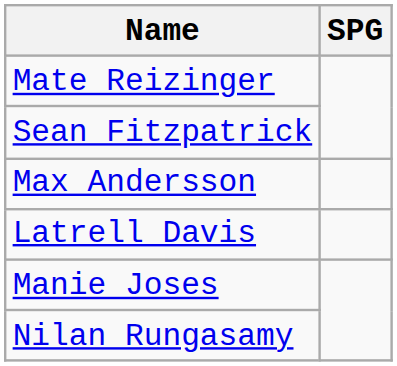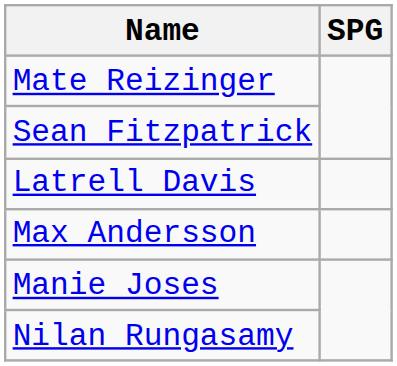rows swapped: (134, 234) <-> (134, 183)
